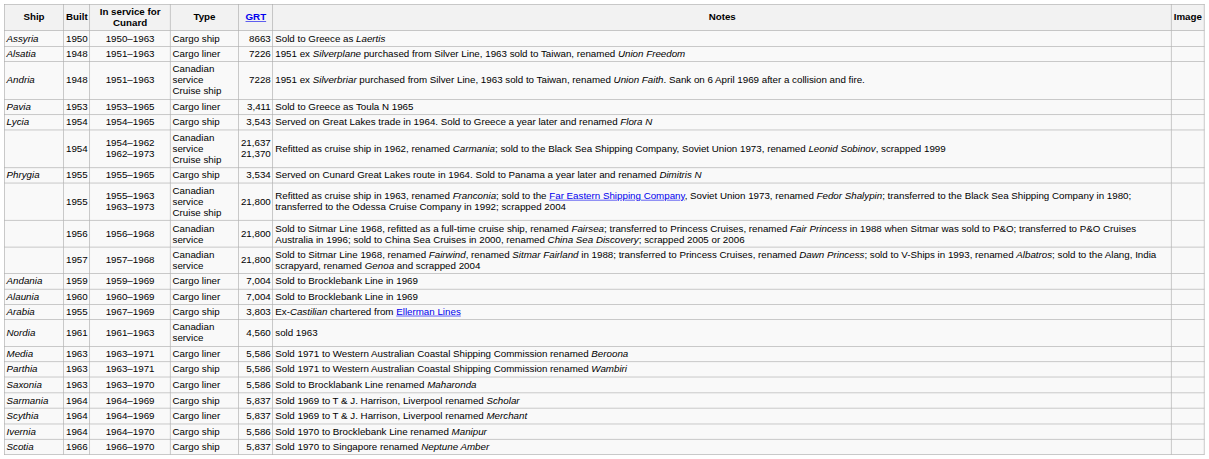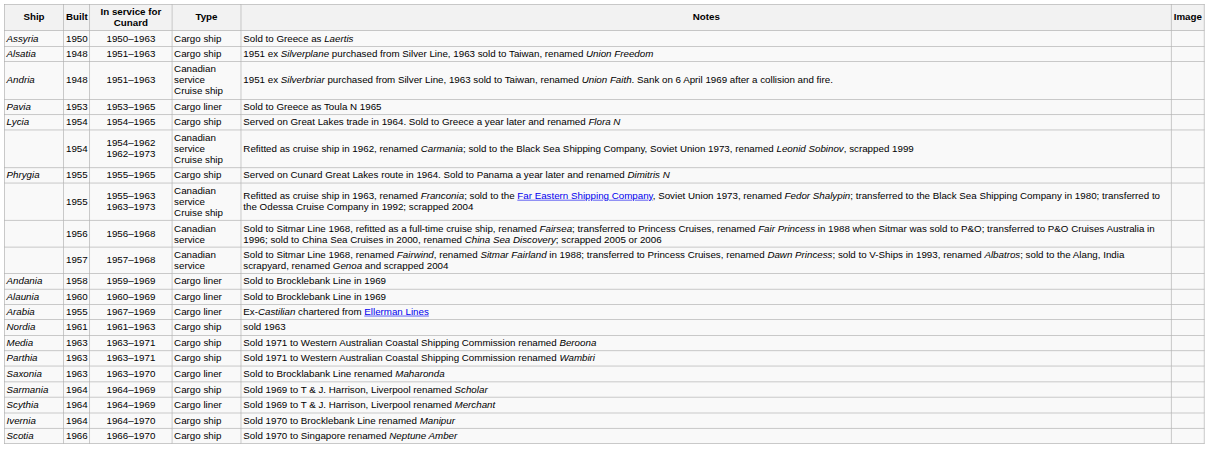- column: (256, 17)
(196, 54) Cargo liner -> (198, 54) Cargo ship
(77, 281) 1959 -> (77, 281) 1958
(196, 312) Cargo ship -> (198, 312) Cargo liner
(193, 333) Canadian service -> (198, 327) Cargo ship
(196, 354) Cargo liner -> (198, 343) Cargo ship
